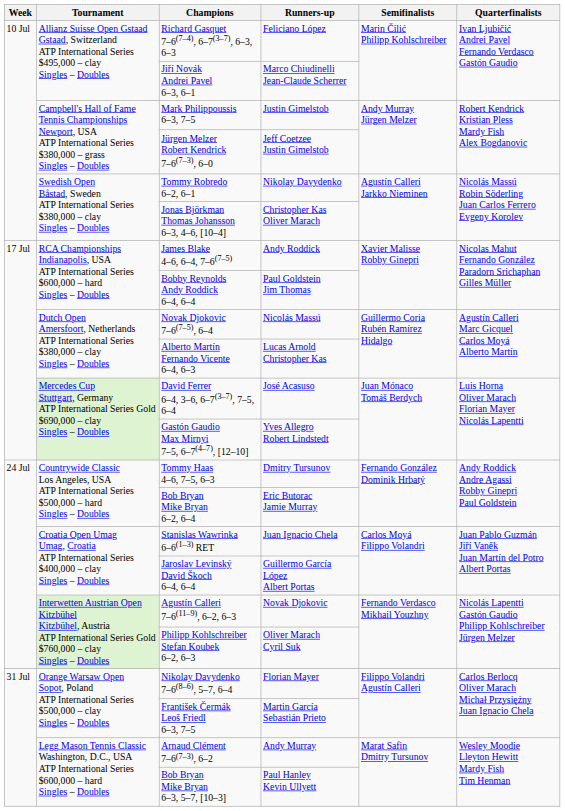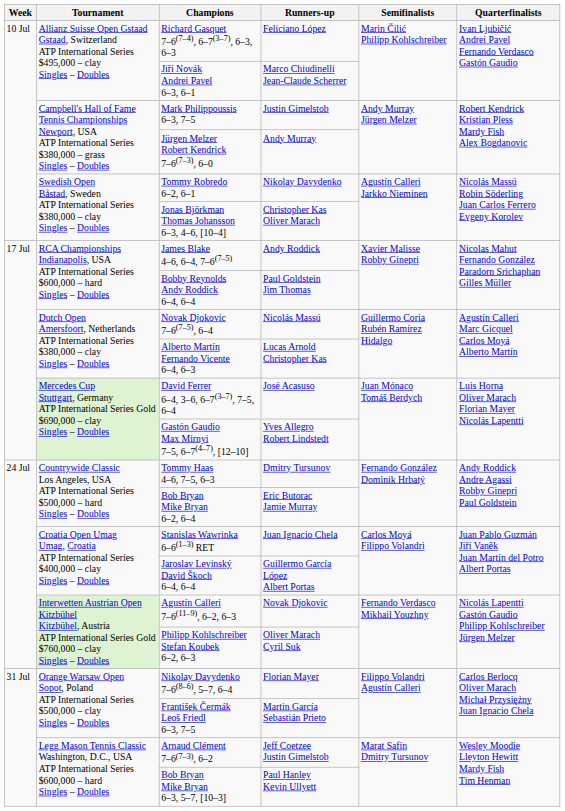(296, 144) Jeff Coetzee Justin Gimelstob -> (290, 138) Andy Murray
(290, 745) Andy Murray -> (296, 751) Jeff Coetzee Justin Gimelstob
